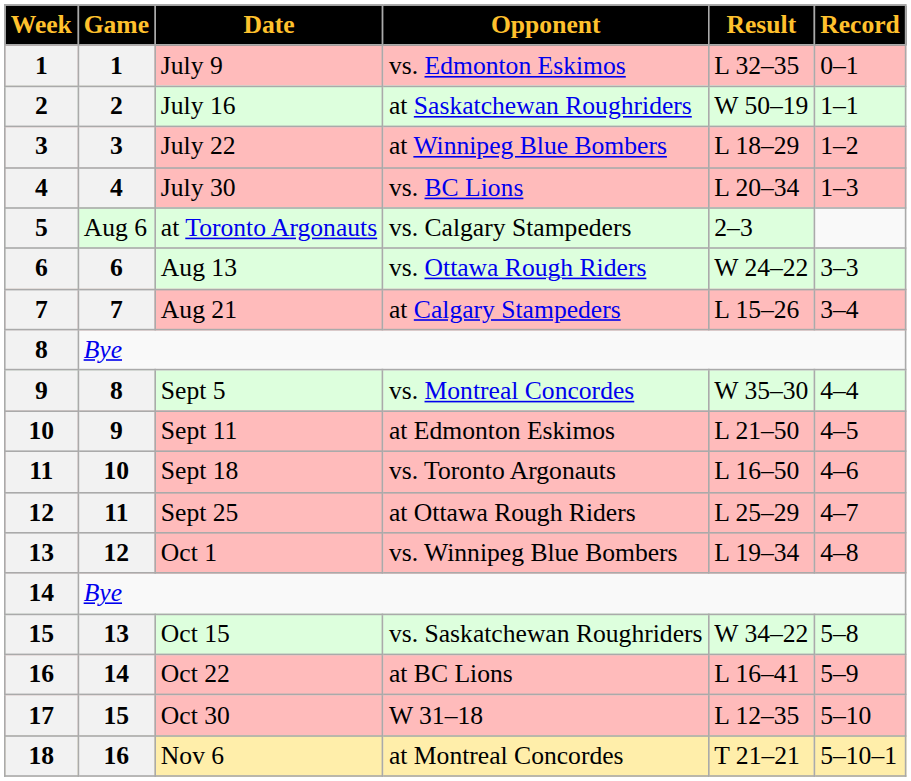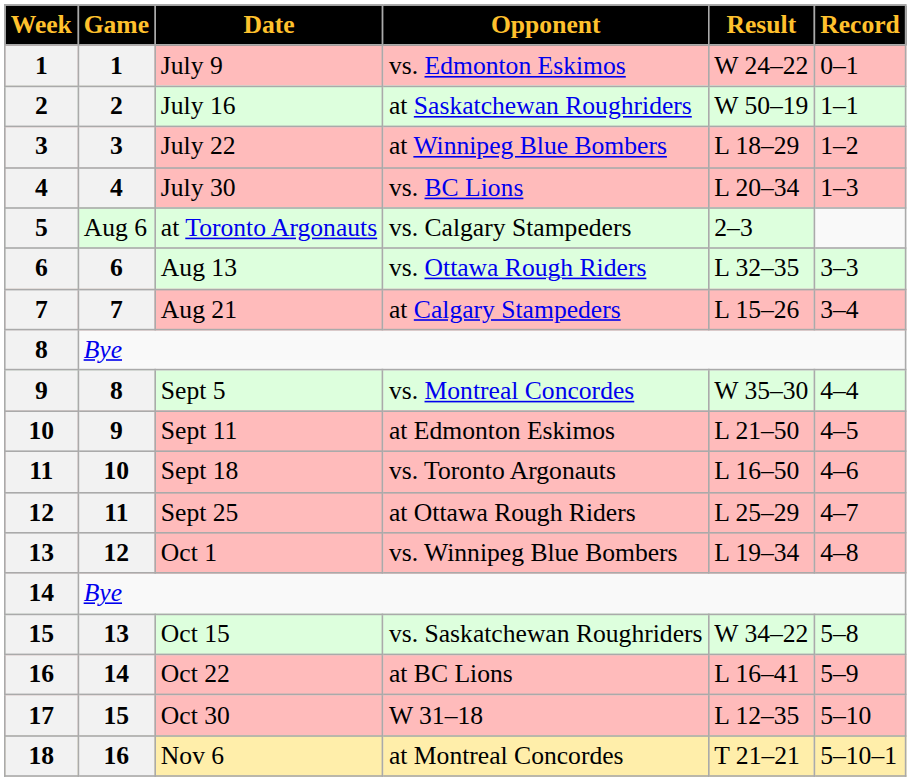(757, 65) L 32–35 -> (761, 65) W 24–22
(761, 268) W 24–22 -> (757, 268) L 32–35
